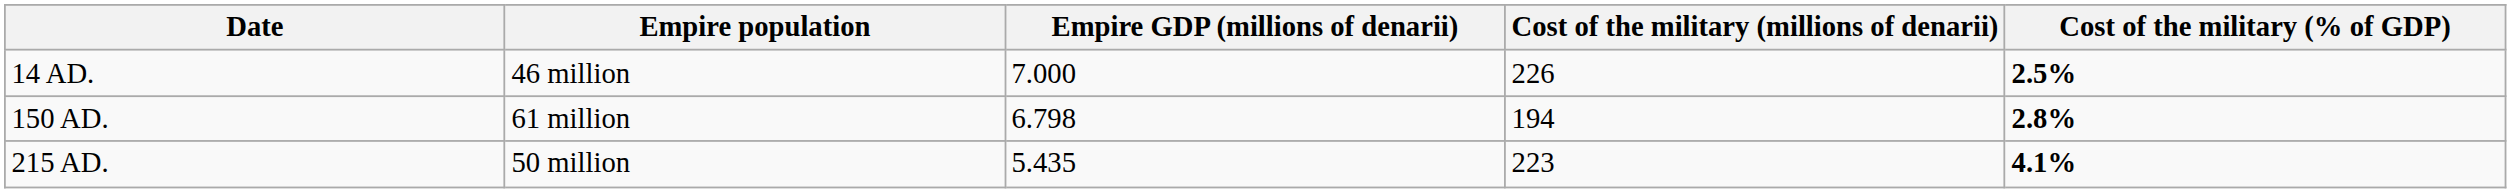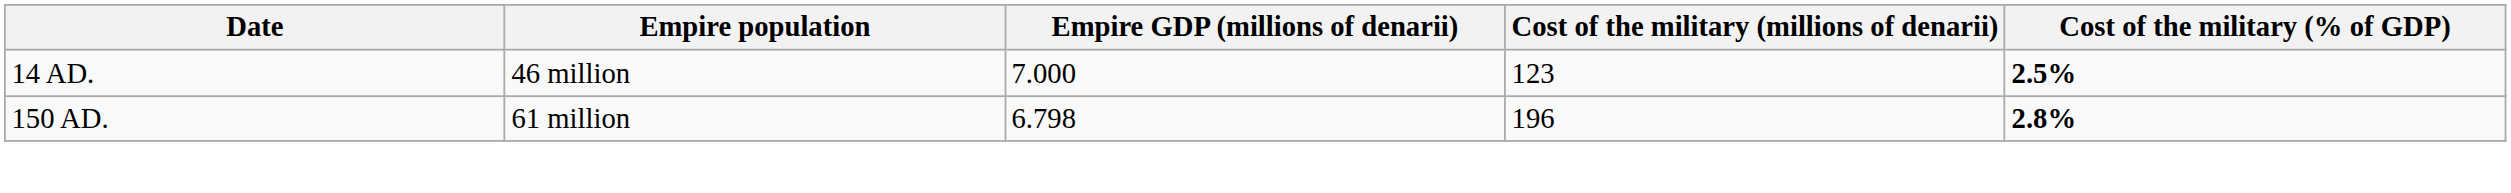(1533, 72) 226 -> (1533, 72) 123
(1533, 118) 194 -> (1533, 118) 196
- row: (60, 163)
